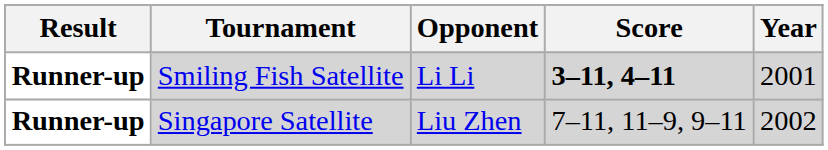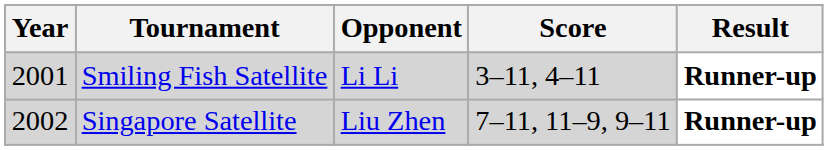columns swapped: (788, 28) <-> (78, 28)
(614, 75) bold -> (538, 75) normal
